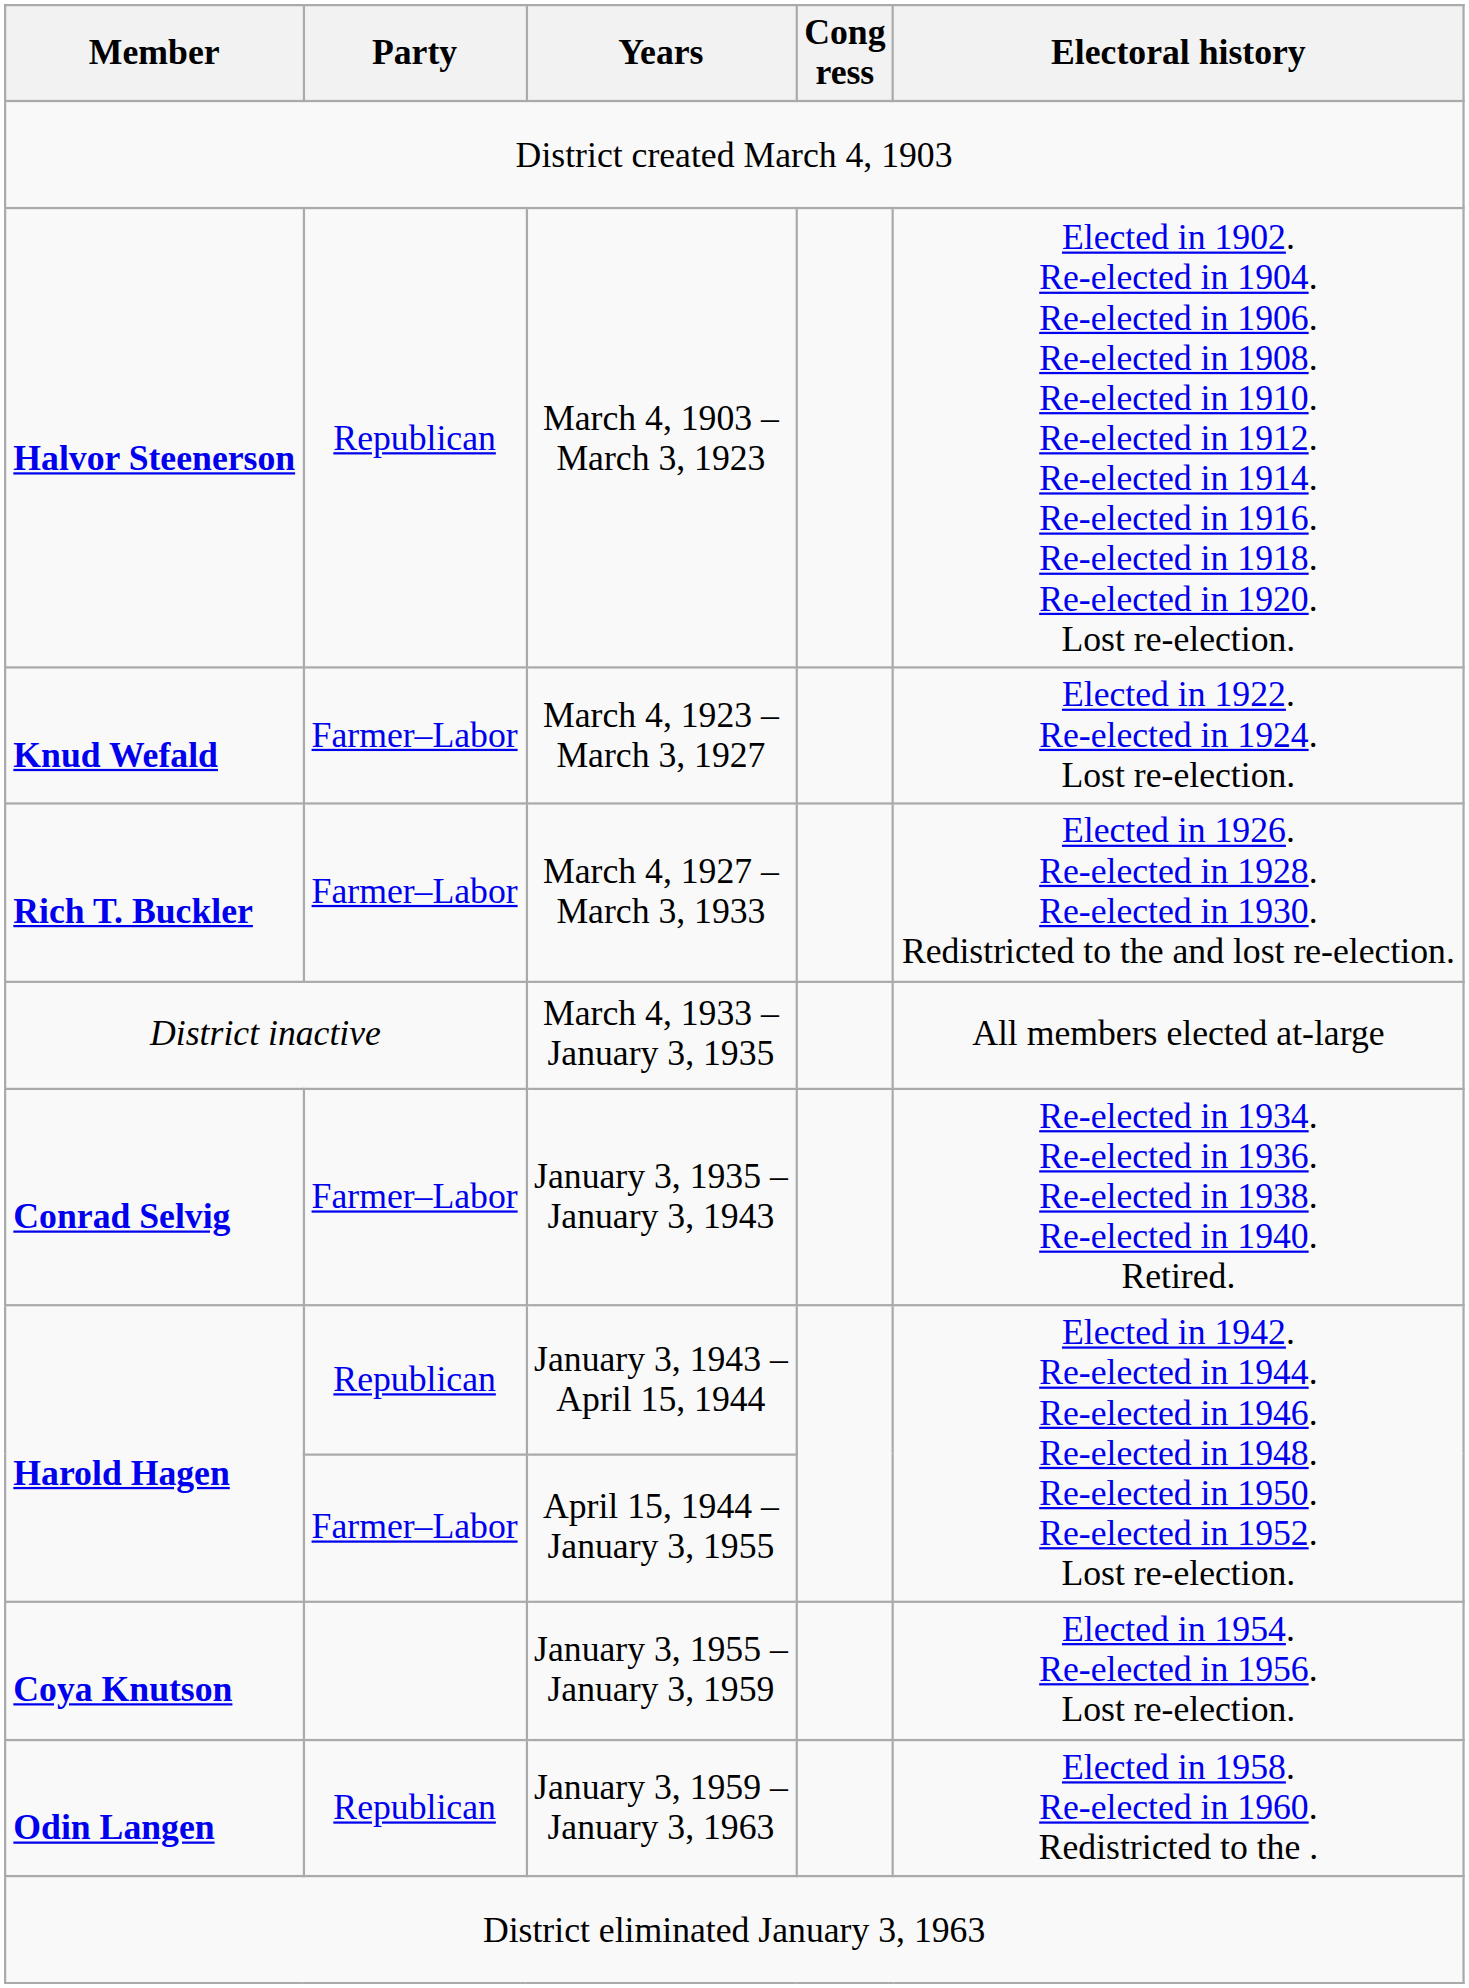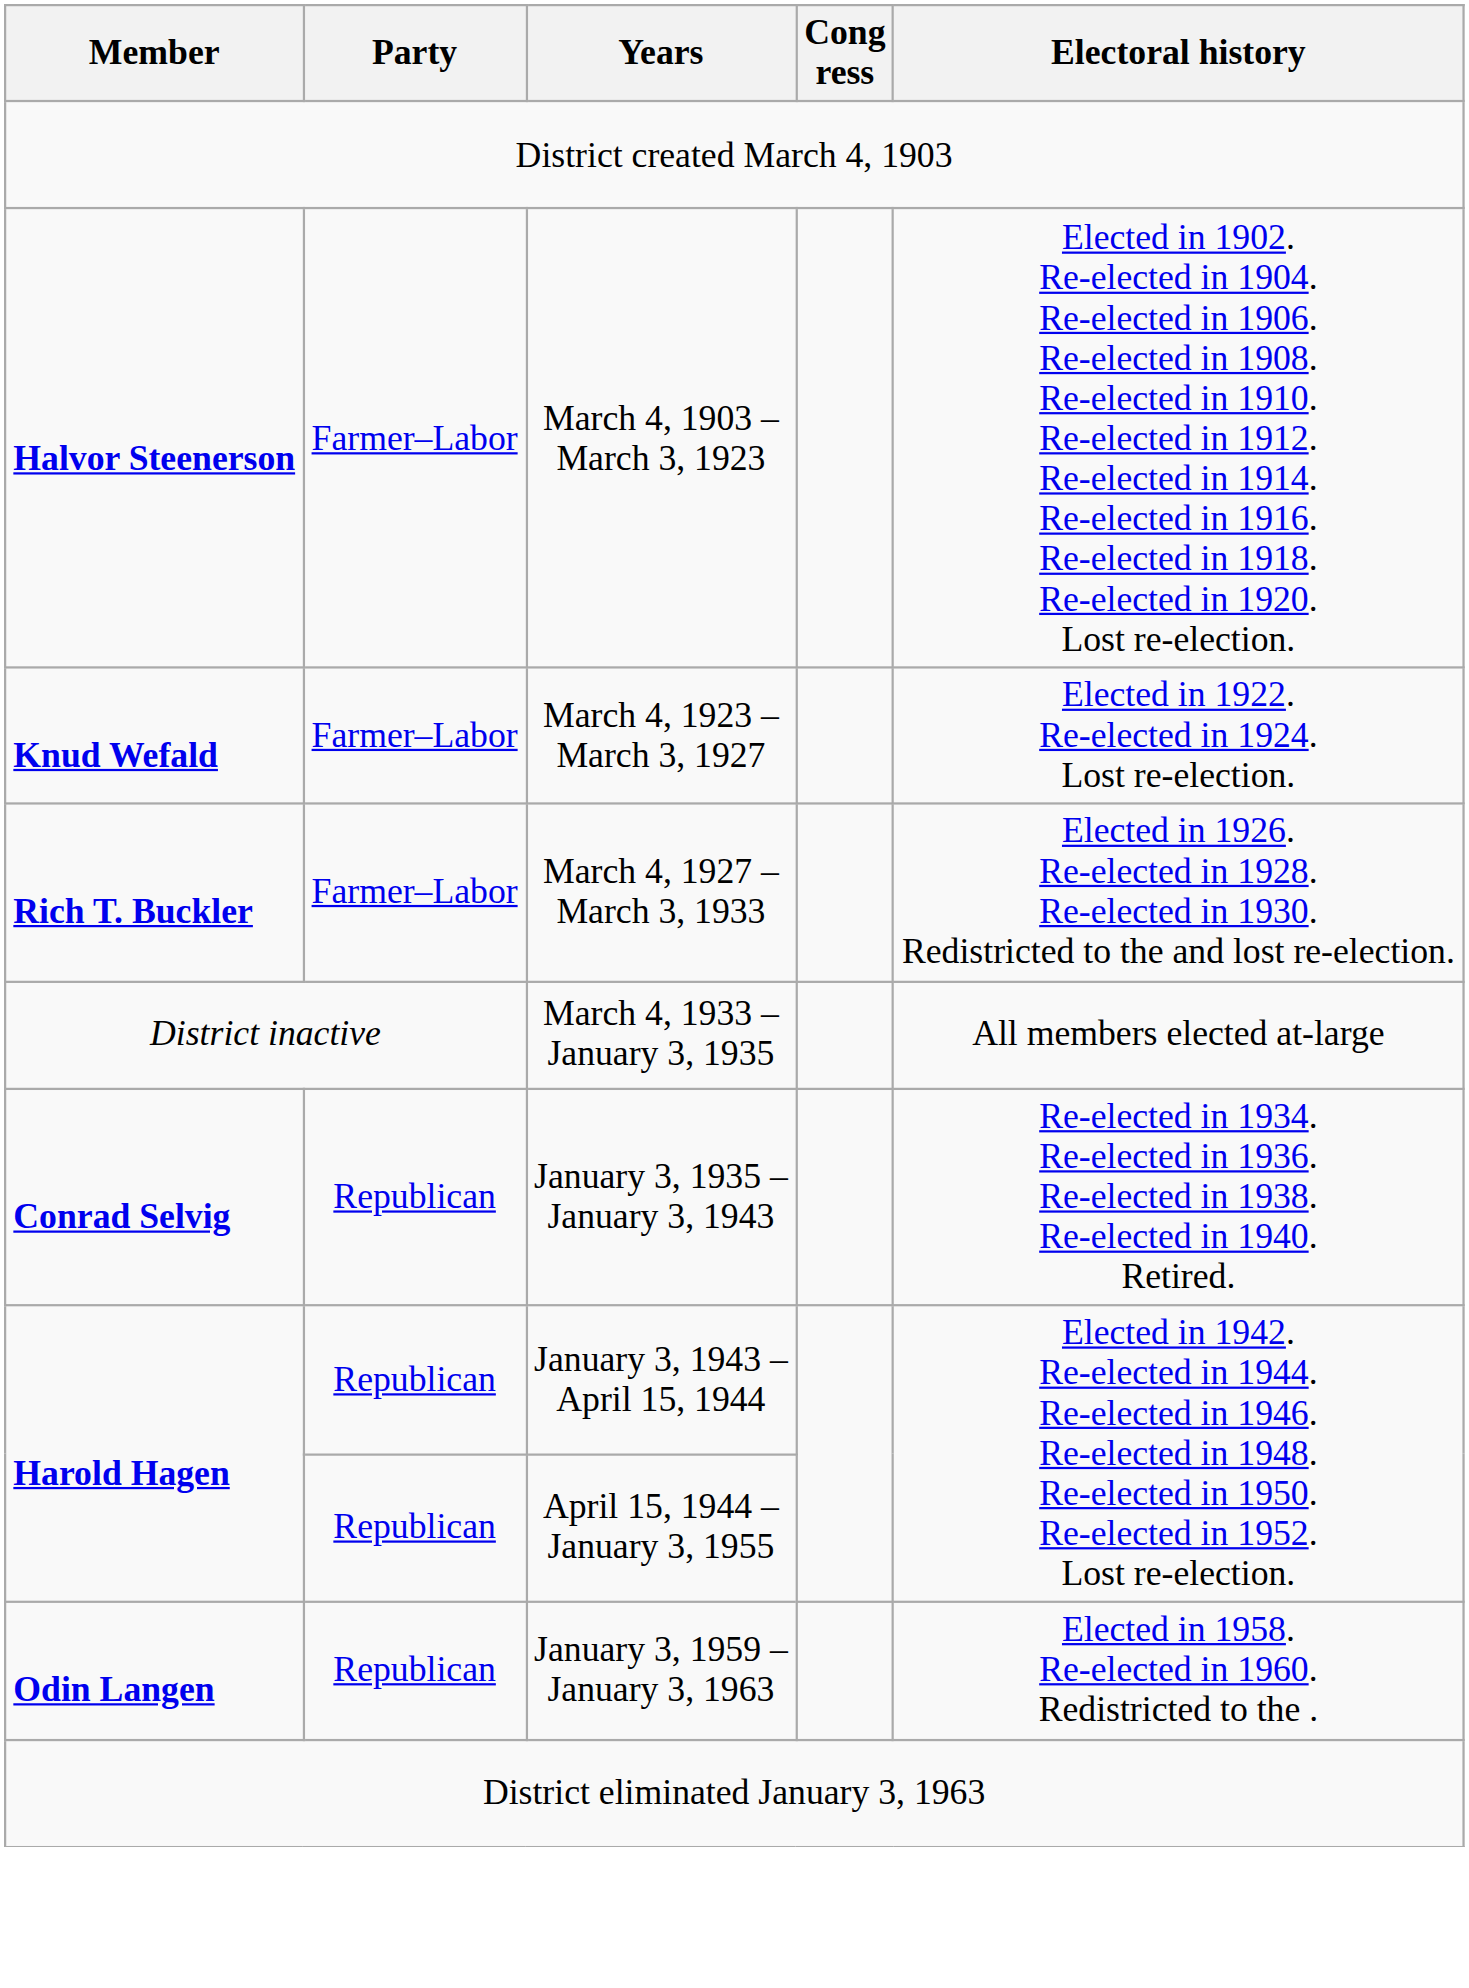(415, 437) Republican -> (415, 437) Farmer–Labor
(415, 1195) Farmer–Labor -> (415, 1195) Republican
(415, 1527) Farmer–Labor -> (415, 1527) Republican
- row: (661, 1670)
